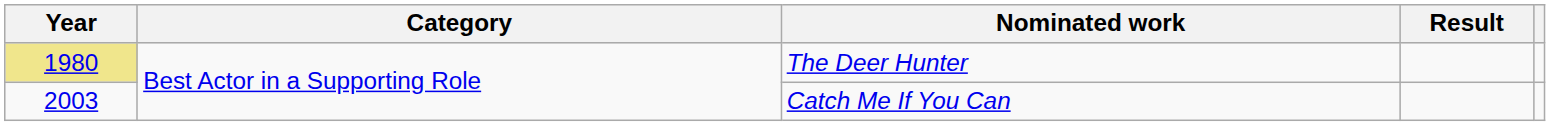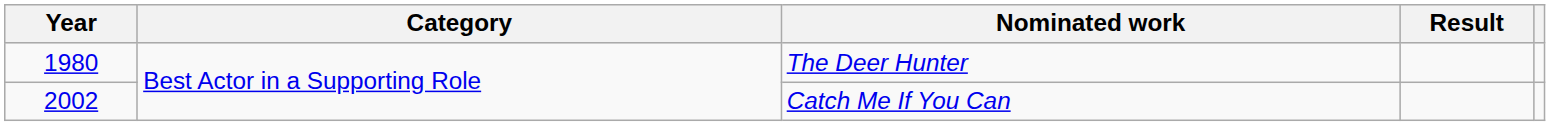(71, 62) khaki background -> (71, 62) no background
(71, 100) 2003 -> (71, 100) 2002
